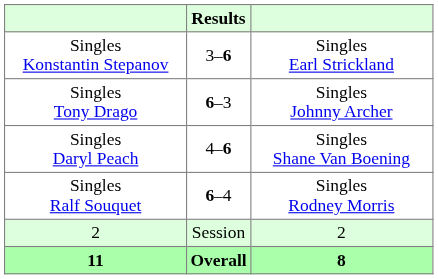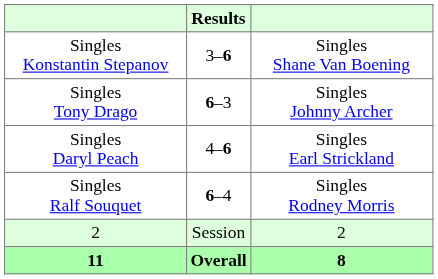(341, 55) Singles Earl Strickland -> (341, 55) Singles Shane Van Boening
(341, 148) Singles Shane Van Boening -> (341, 148) Singles Earl Strickland
